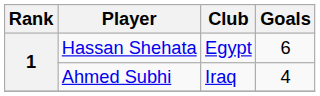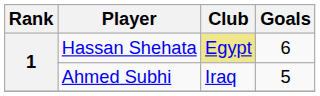(228, 47) no background -> (228, 47) khaki background
(285, 76) 4 -> (285, 76) 5
